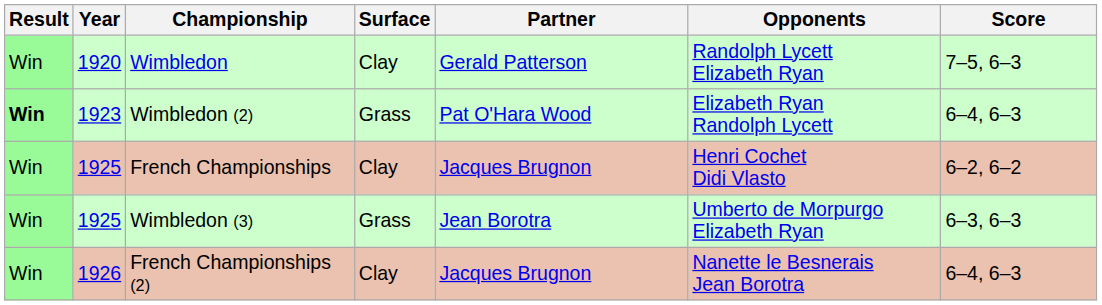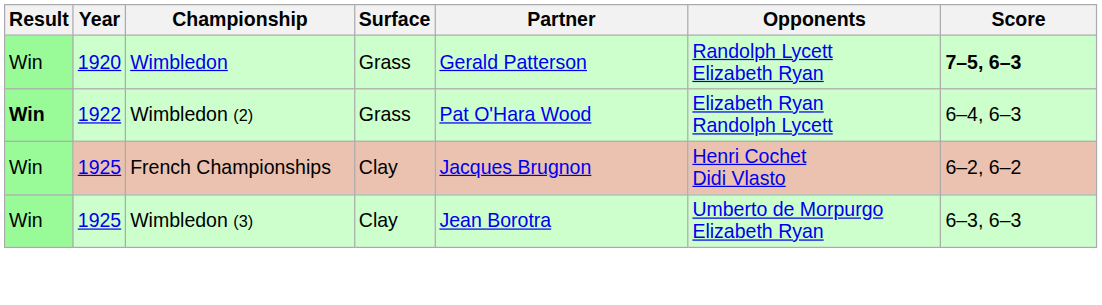(378, 61) Clay -> (385, 61) Grass
(983, 61) normal -> (983, 61) bold
(99, 114) 1923 -> (99, 114) 1922
(385, 220) Grass -> (378, 220) Clay
- row: (231, 273)
